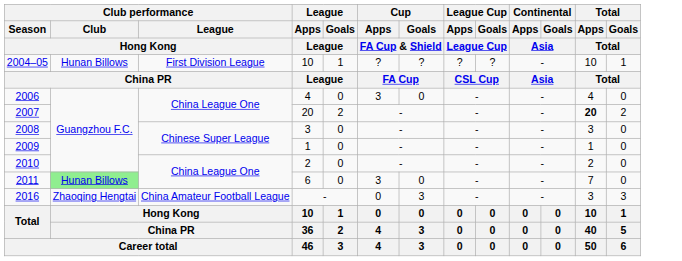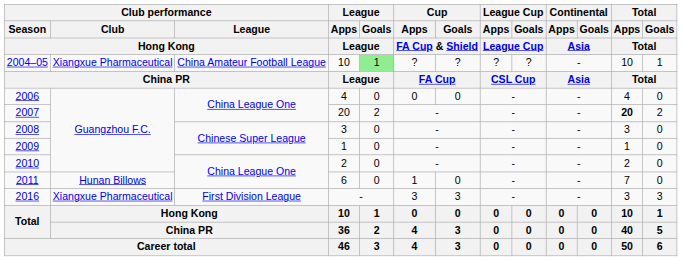(94, 63) Hunan Billows -> (113, 63) Xiangxue Pharmaceutical
(215, 63) First Division League -> (252, 63) China Amateur Football League
(340, 63) no background -> (377, 63) lightgreen background
(378, 96) 3 -> (414, 96) 0
(94, 180) lightgreen background -> (113, 180) no background
(378, 180) 3 -> (414, 180) 1
(94, 197) Zhaoqing Hengtai -> (113, 197) Xiangxue Pharmaceutical
(215, 197) China Amateur Football League -> (252, 197) First Division League
(378, 197) 0 -> (414, 197) 3
